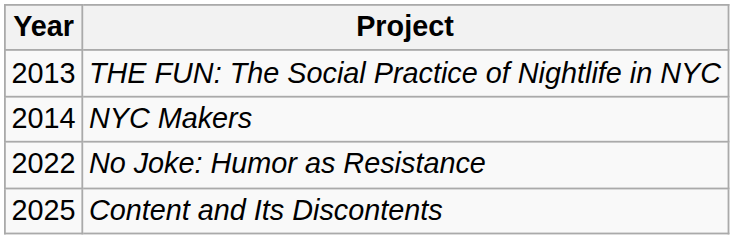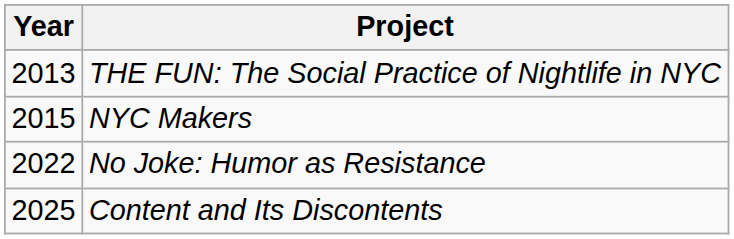(44, 118) 2014 -> (44, 118) 2015
